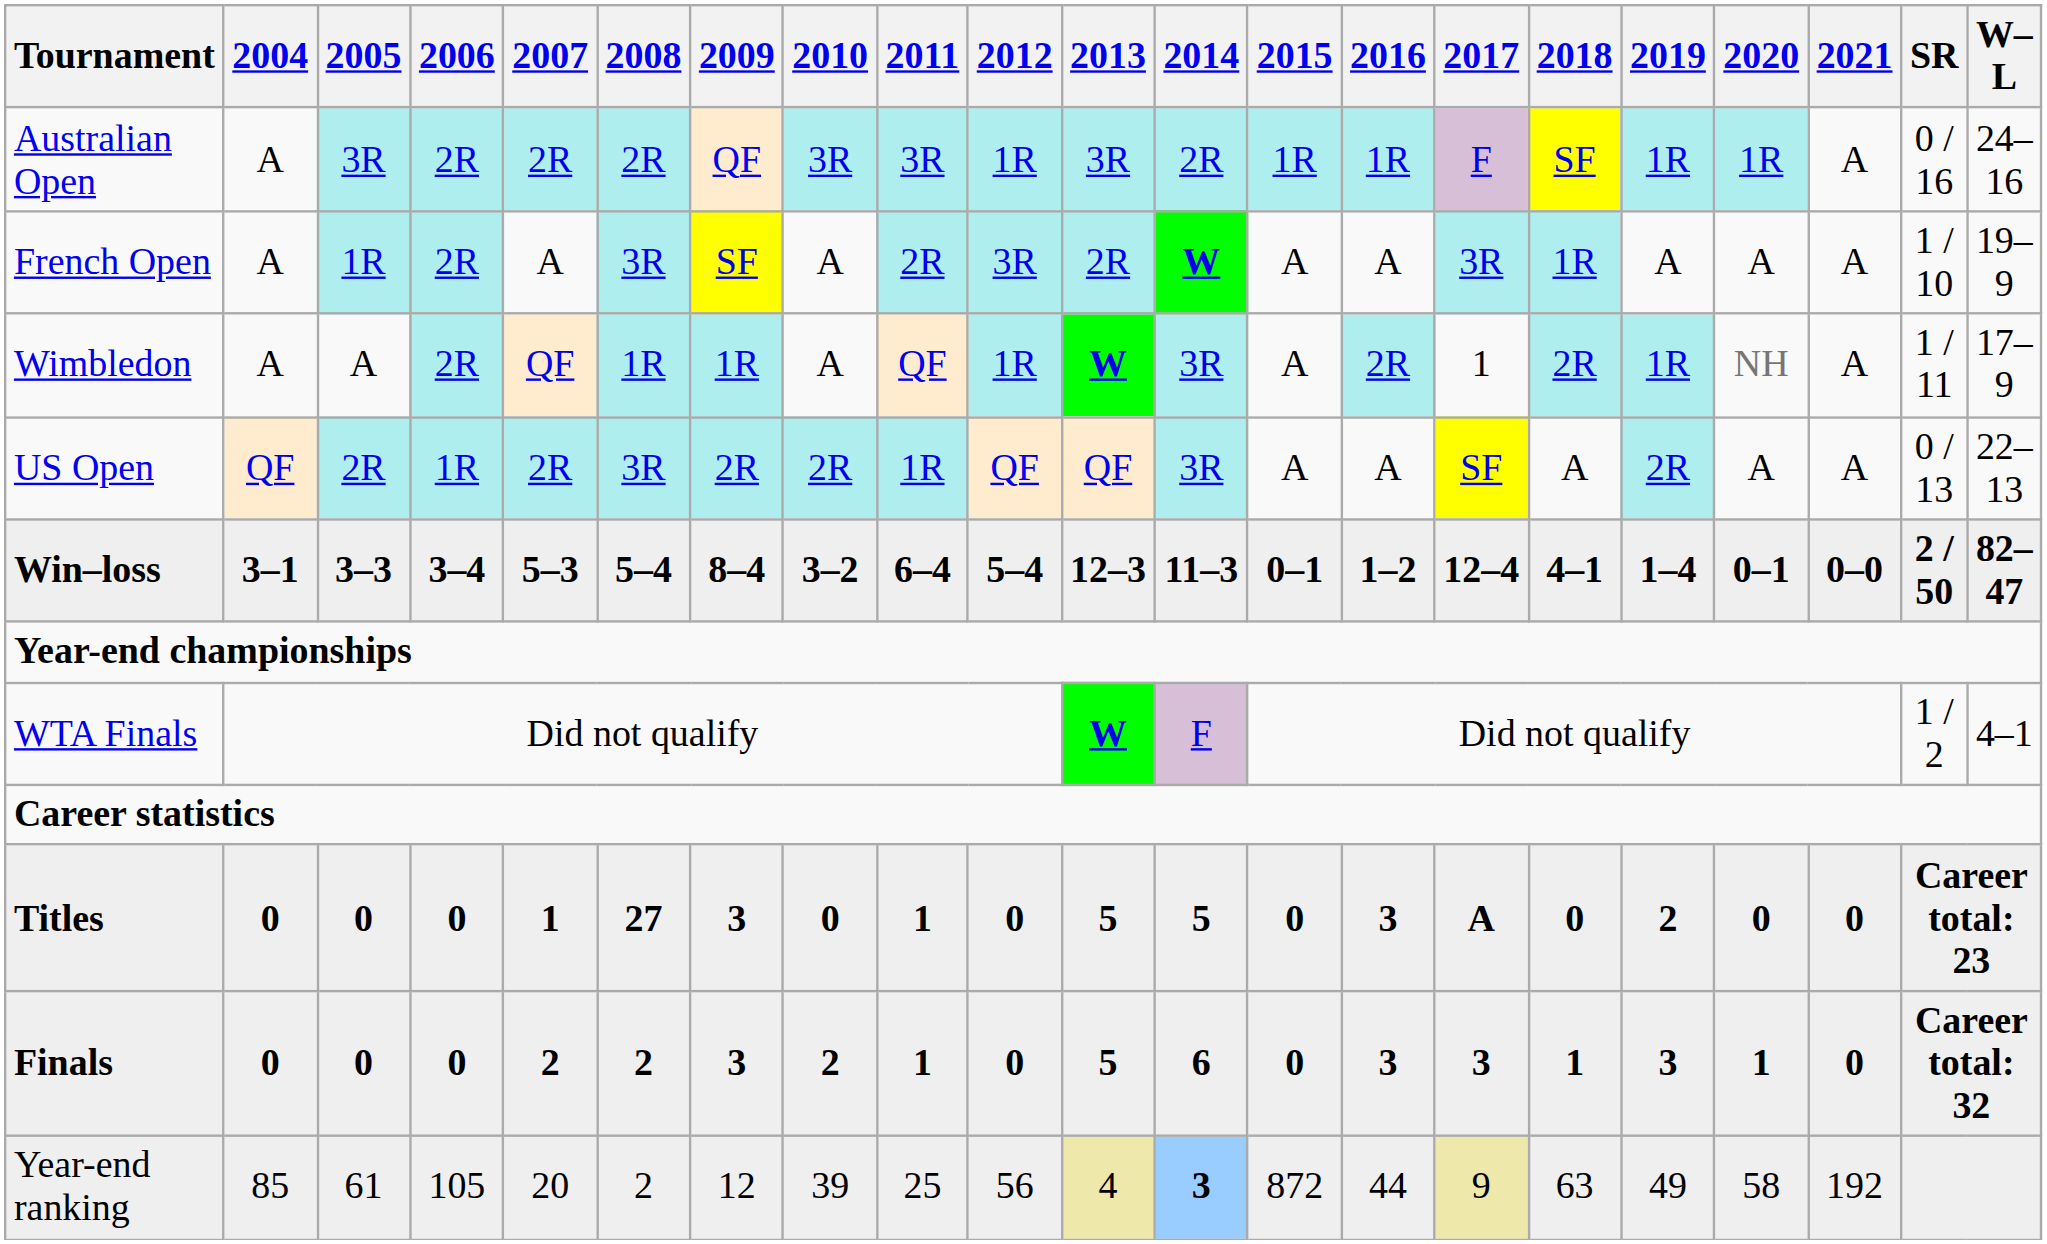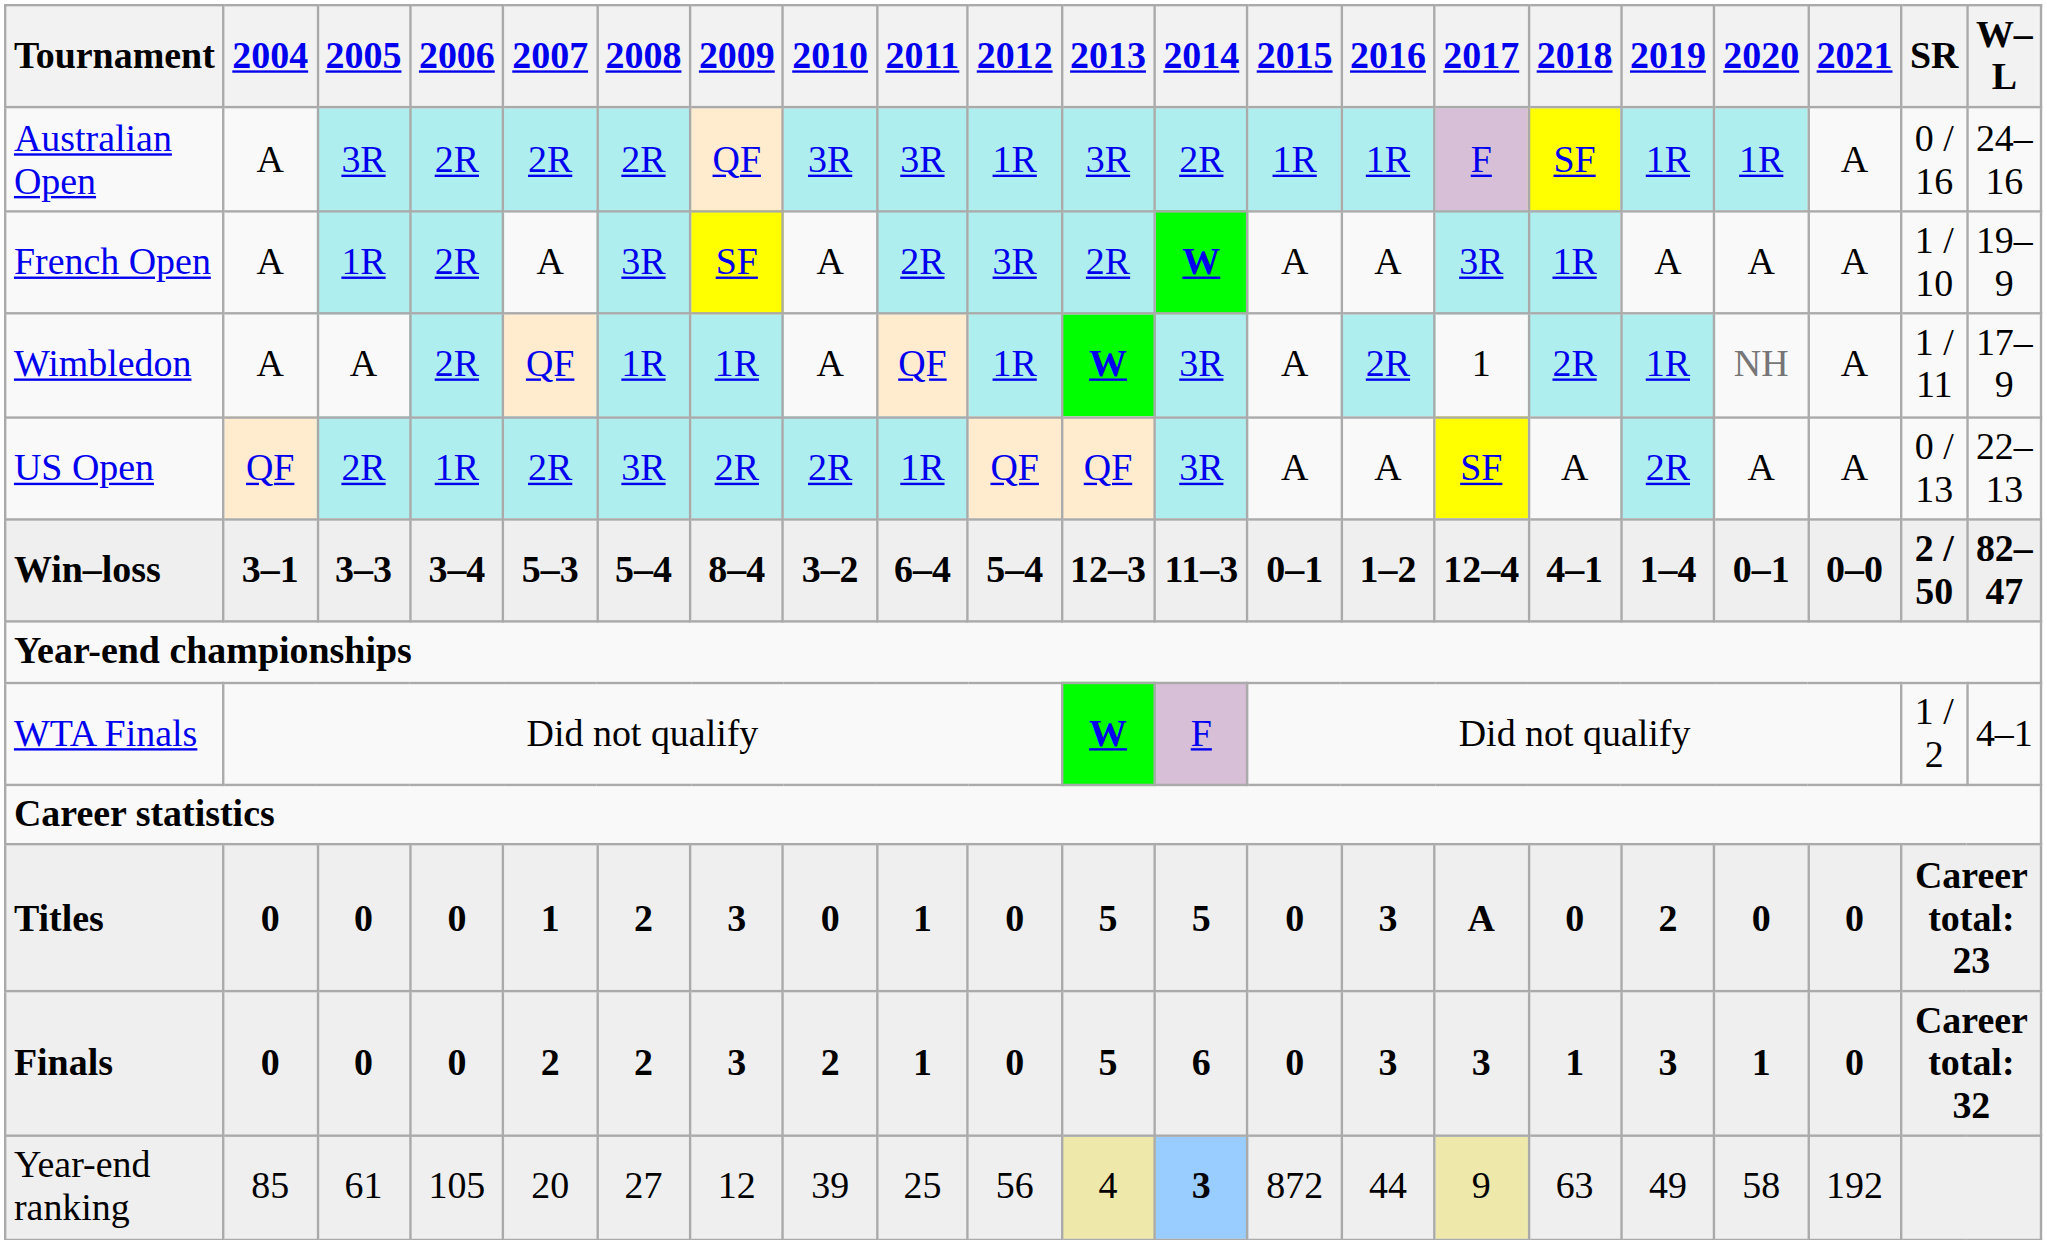(643, 917) 27 -> (643, 917) 2
(643, 1186) 2 -> (643, 1186) 27
